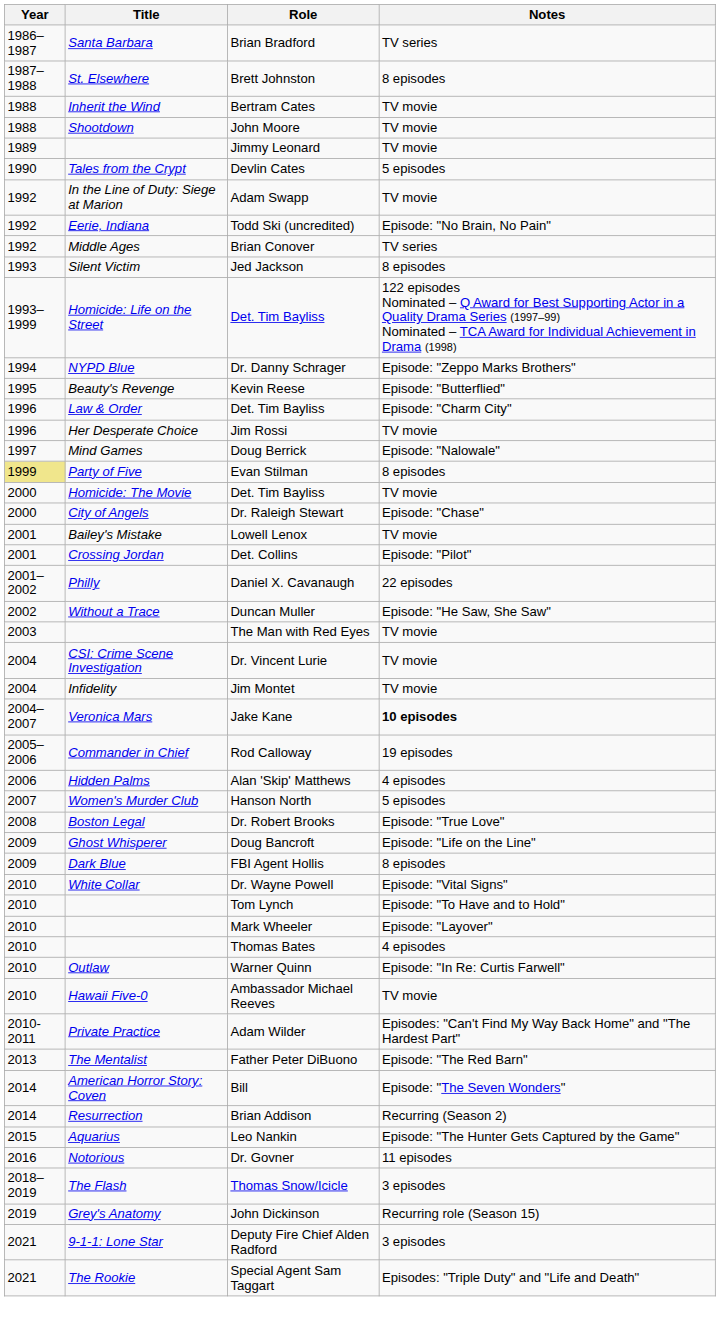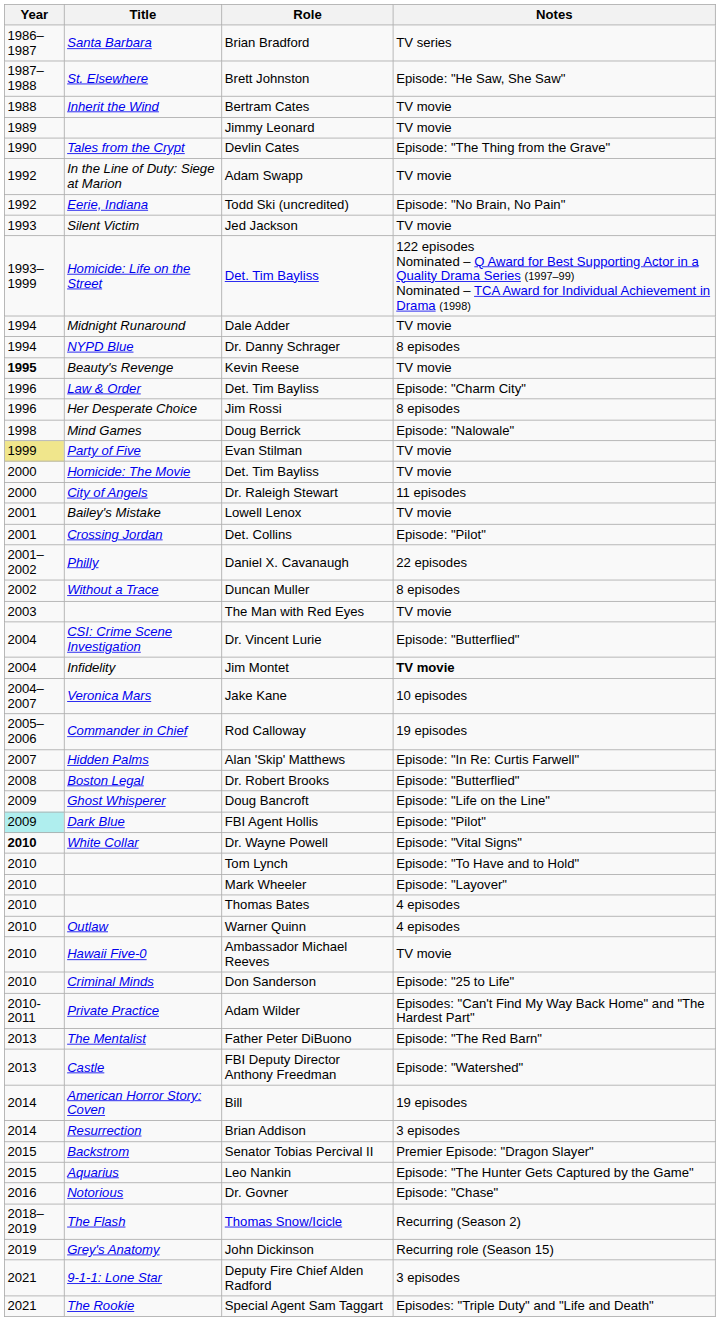(414, 78) 8 episodes -> (481, 78) Episode: "He Saw, She Saw"
- row: (101, 127)
(414, 169) 5 episodes -> (503, 148) Episode: "The Thing from the Grave"
- row: (104, 246)
(414, 267) 8 episodes -> (424, 225) TV movie
+ row: (126, 326)
(479, 367) Episode: "Zeppo Marks Brothers" -> (428, 347) 8 episodes
(22, 388) normal -> (22, 367) bold
(443, 388) Episode: "Butterflied" -> (424, 367) TV movie
(410, 430) TV movie -> (428, 409) 8 episodes
(22, 451) 1997 -> (22, 430) 1998
(414, 471) 8 episodes -> (424, 451) TV movie
(433, 513) Episode: "Chase" -> (431, 492) 11 episodes
(466, 611) Episode: "He Saw, She Saw" -> (428, 590) 8 episodes
(410, 660) TV movie -> (458, 639) Episode: "Butterflied"
(410, 688) normal -> (425, 667) bold
(419, 716) bold -> (432, 696) normal
(22, 780) 2006 -> (22, 759) 2007
(414, 780) 4 episodes -> (488, 759) Episode: "In Re: Curtis Farwell"
- row: (133, 801)
(443, 822) Episode: "True Love" -> (458, 780) Episode: "Butterflied"
(22, 863) no background -> (22, 822) paleturquoise background
(414, 863) 8 episodes -> (441, 822) Episode: "Pilot"
(22, 884) normal -> (22, 843) bold
(473, 967) Episode: "In Re: Curtis Farwell" -> (428, 926) 4 episodes
+ row: (111, 982)
+ row: (86, 1067)
(474, 1088) Episode: "The Seven Wonders" -> (432, 1102) 19 episodes
(444, 1116) Recurring (Season 2) -> (428, 1131) 3 episodes
+ row: (98, 1151)
(417, 1157) 11 episodes -> (447, 1193) Episode: "Chase"
(414, 1186) 3 episodes -> (459, 1221) Recurring (Season 2)
